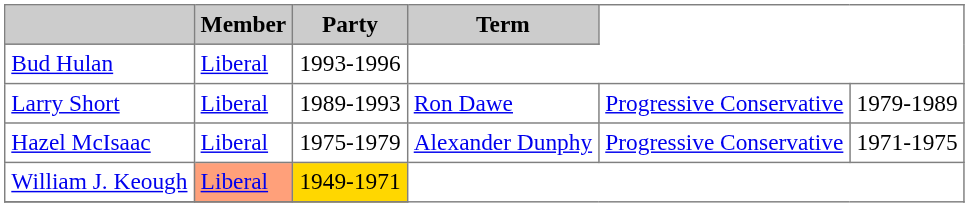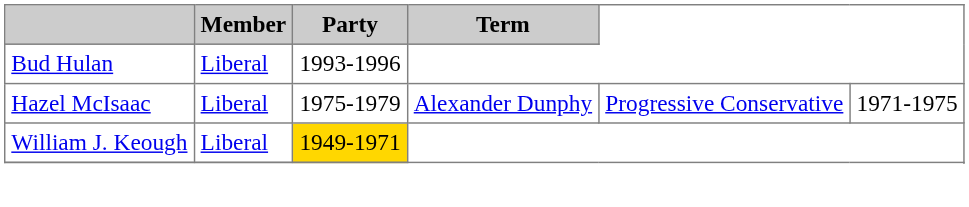- row: (65, 103)
(234, 181) lightsalmon background -> (234, 142) no background
